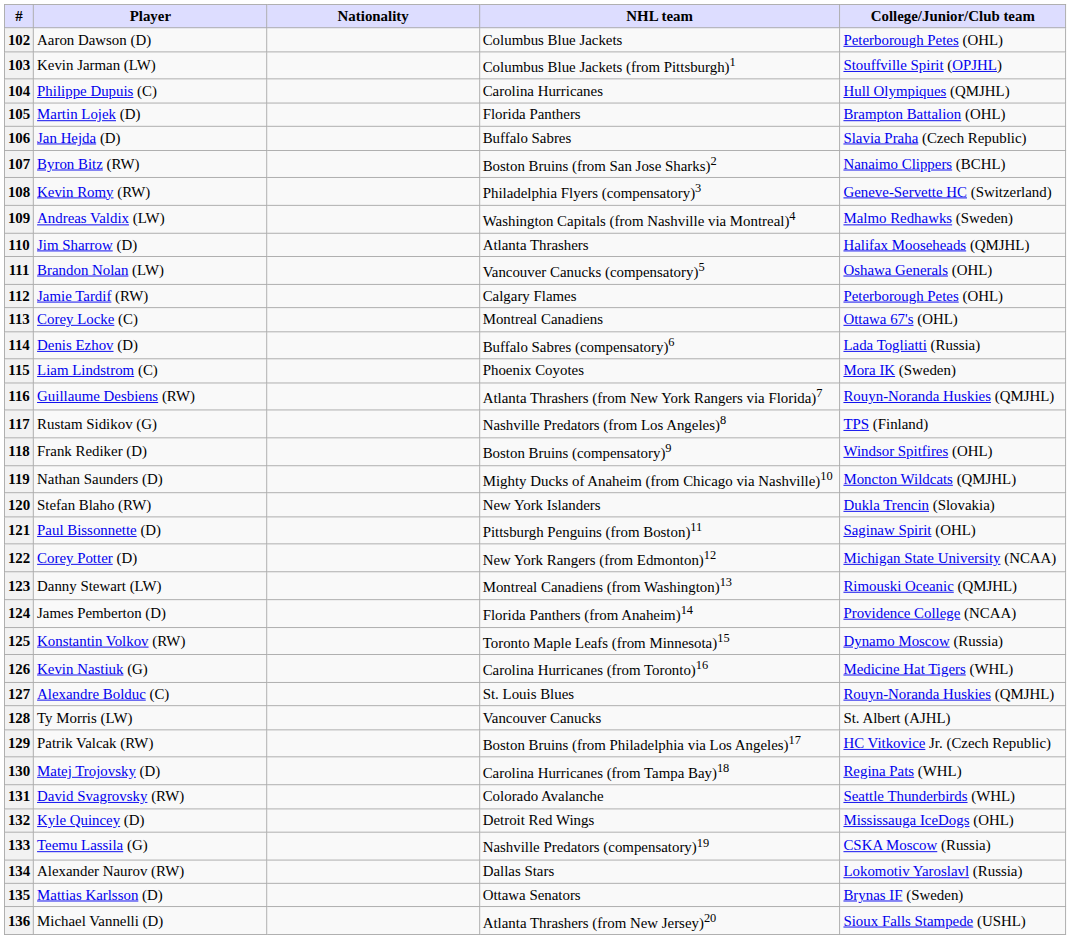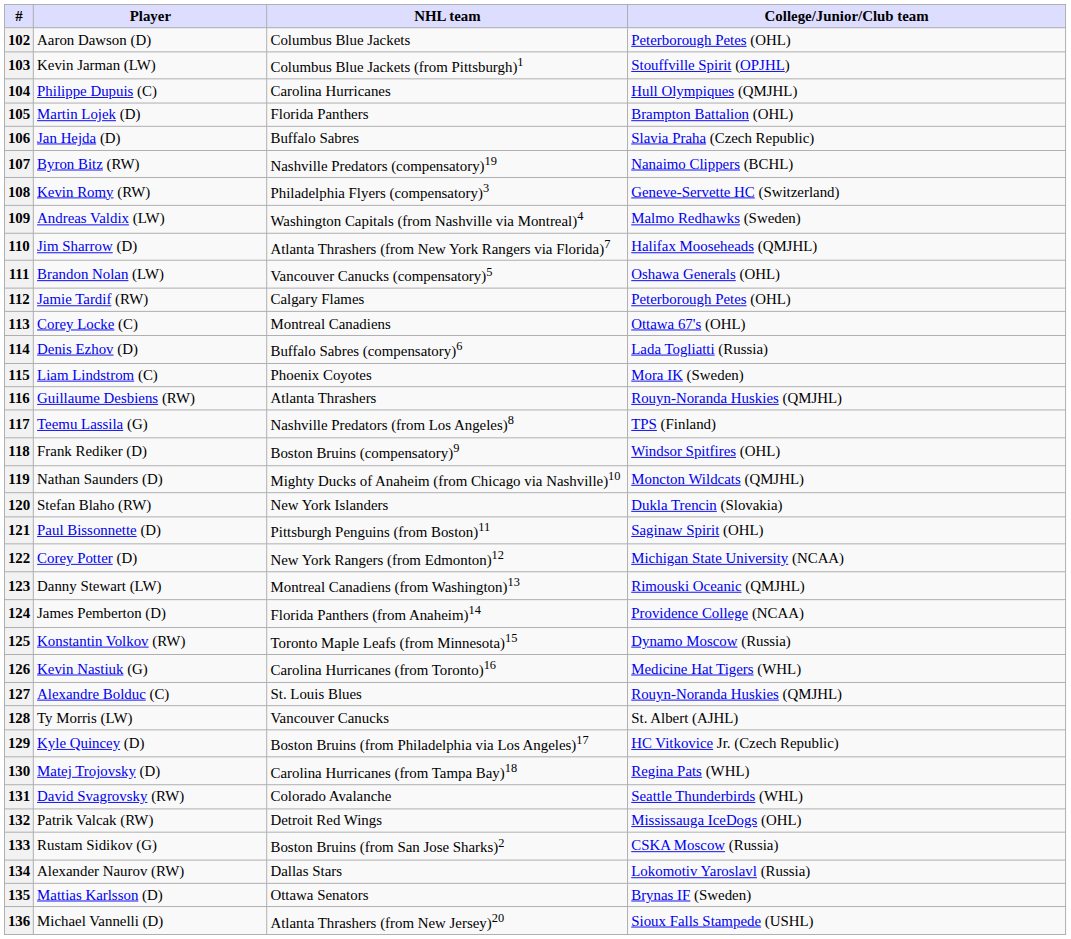- column: (373, 16)
(600, 163) Boston Bruins (from San Jose Sharks)2 -> (384, 163) Nashville Predators (compensatory)19
(536, 244) Atlanta Thrashers -> (440, 246) Atlanta Thrashers (from New York Rangers via Florida)7
(653, 396) Atlanta Thrashers (from New York Rangers via Florida)7 -> (323, 398) Atlanta Thrashers
(97, 424) Rustam Sidikov (G) -> (92, 424) Teemu Lassila (G)
(95, 743) Patrik Valcak (RW) -> (91, 743) Kyle Quincey (D)
(91, 820) Kyle Quincey (D) -> (95, 820) Patrik Valcak (RW)
(92, 845) Teemu Lassila (G) -> (97, 845) Rustam Sidikov (G)
(596, 845) Nashville Predators (compensatory)19 -> (387, 845) Boston Bruins (from San Jose Sharks)2
